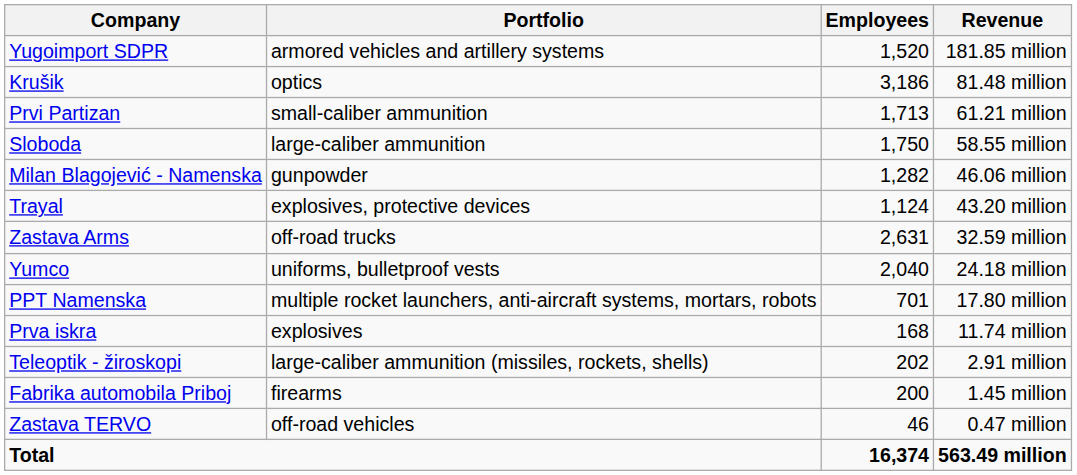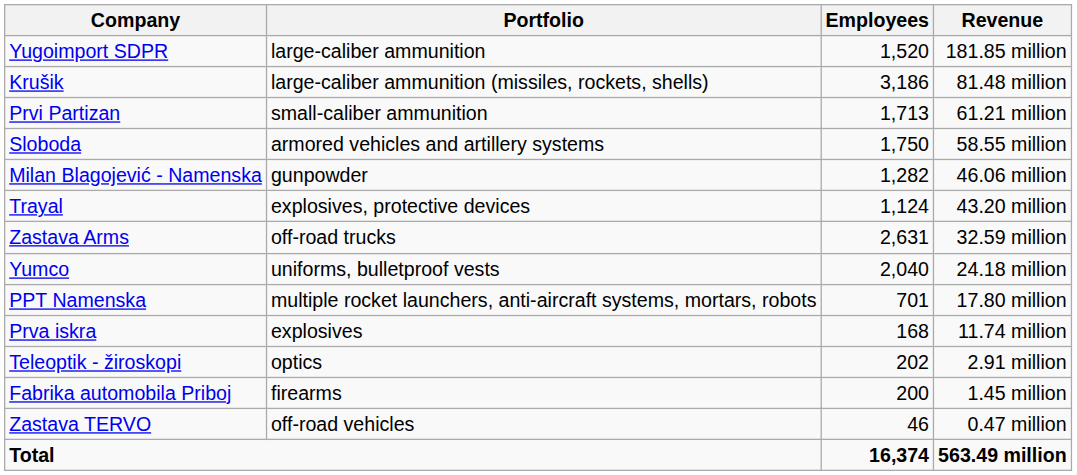(438, 51) armored vehicles and artillery systems -> (378, 51) large-caliber ammunition
(297, 82) optics -> (490, 82) large-caliber ammunition (missiles, rockets, shells)
(378, 145) large-caliber ammunition -> (438, 145) armored vehicles and artillery systems
(490, 362) large-caliber ammunition (missiles, rockets, shells) -> (297, 362) optics
